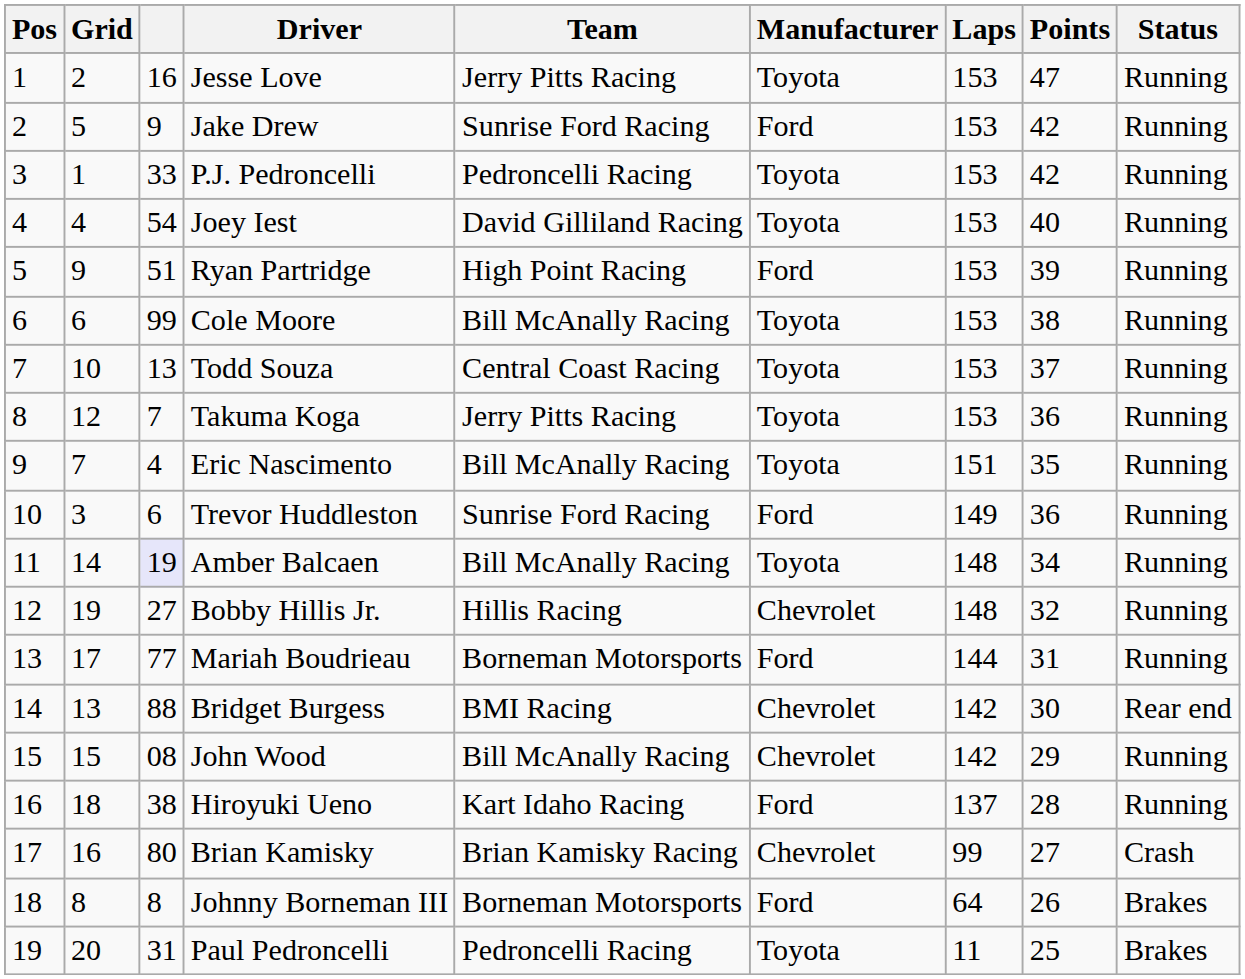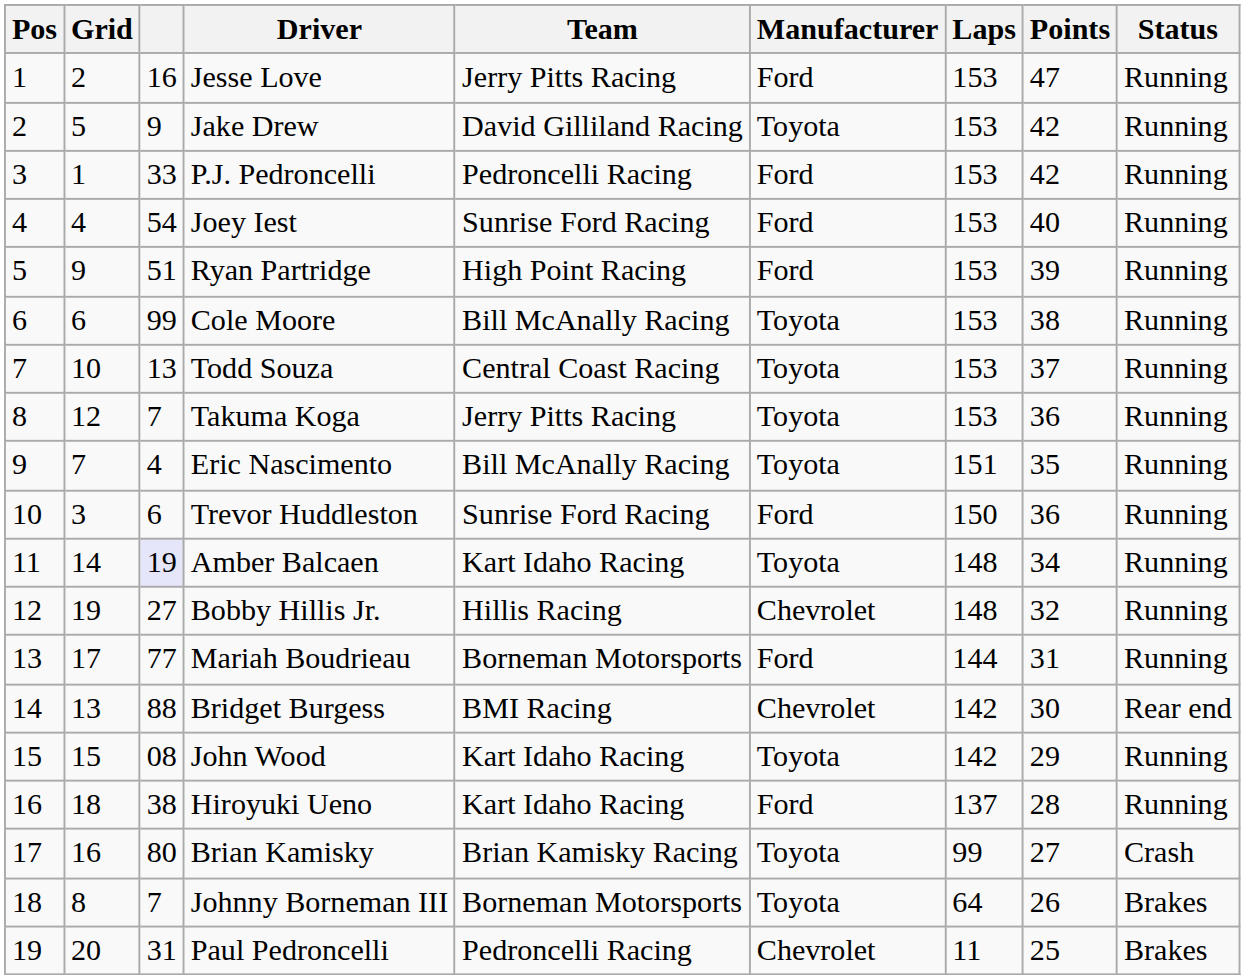(798, 76) Toyota -> (785, 76) Ford
(586, 125) Sunrise Ford Racing -> (602, 125) David Gilliland Racing
(785, 125) Ford -> (798, 125) Toyota
(798, 173) Toyota -> (785, 173) Ford
(602, 222) David Gilliland Racing -> (586, 222) Sunrise Ford Racing
(798, 222) Toyota -> (785, 222) Ford
(975, 513) 149 -> (975, 513) 150
(596, 561) Bill McAnally Racing -> (573, 561) Kart Idaho Racing
(596, 755) Bill McAnally Racing -> (573, 755) Kart Idaho Racing
(816, 755) Chevrolet -> (798, 755) Toyota
(816, 852) Chevrolet -> (798, 852) Toyota
(154, 901) 8 -> (154, 901) 7
(785, 901) Ford -> (798, 901) Toyota
(798, 949) Toyota -> (816, 949) Chevrolet
